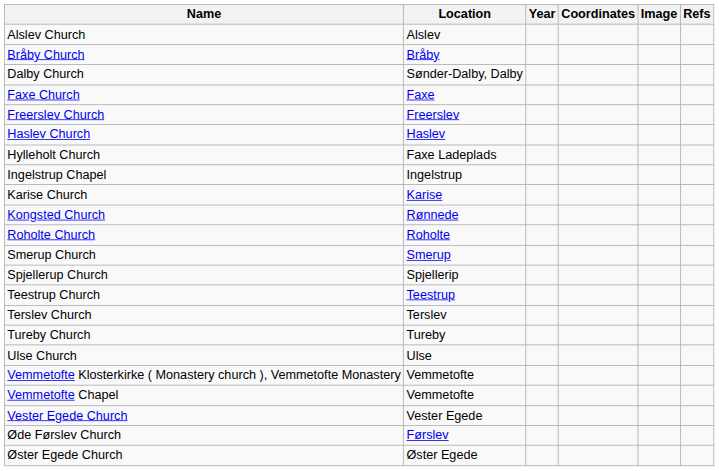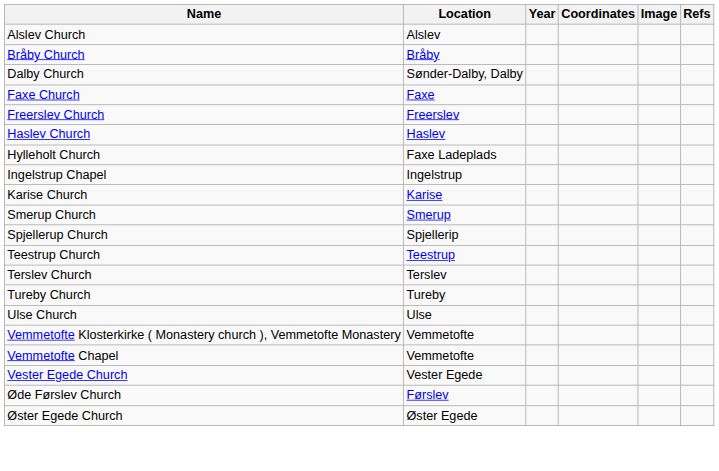- row: (56, 214)
- row: (51, 235)
